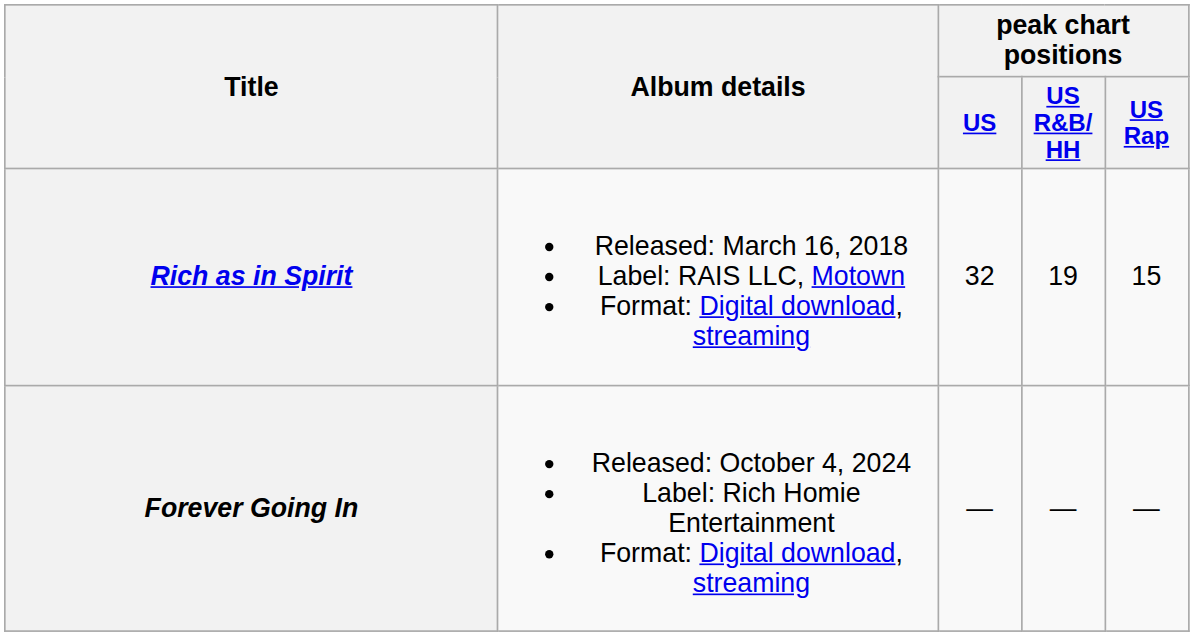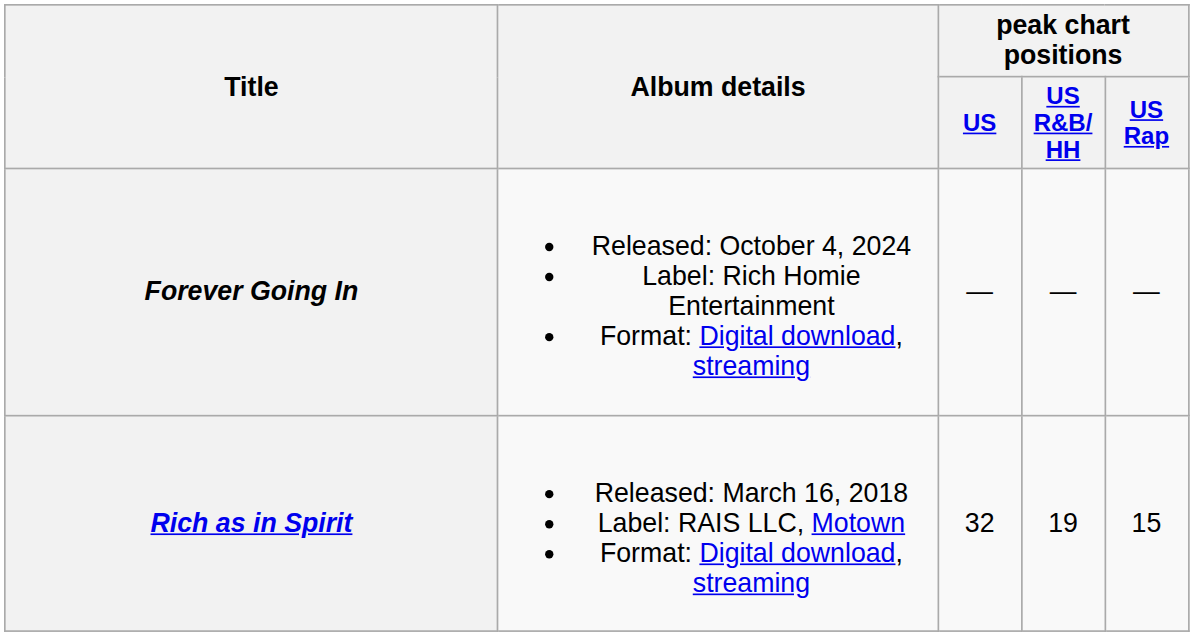rows swapped: (251, 276) <-> (251, 507)
